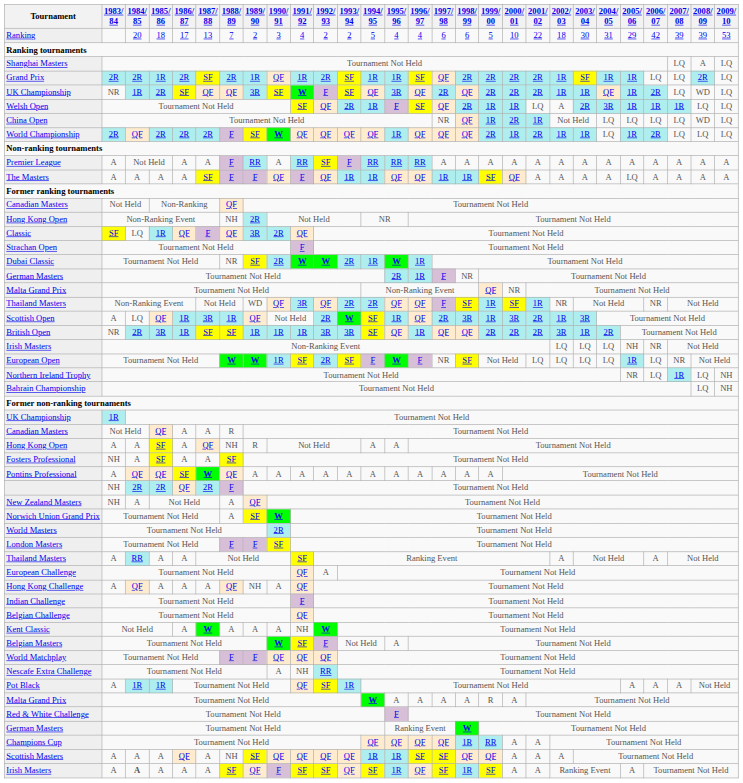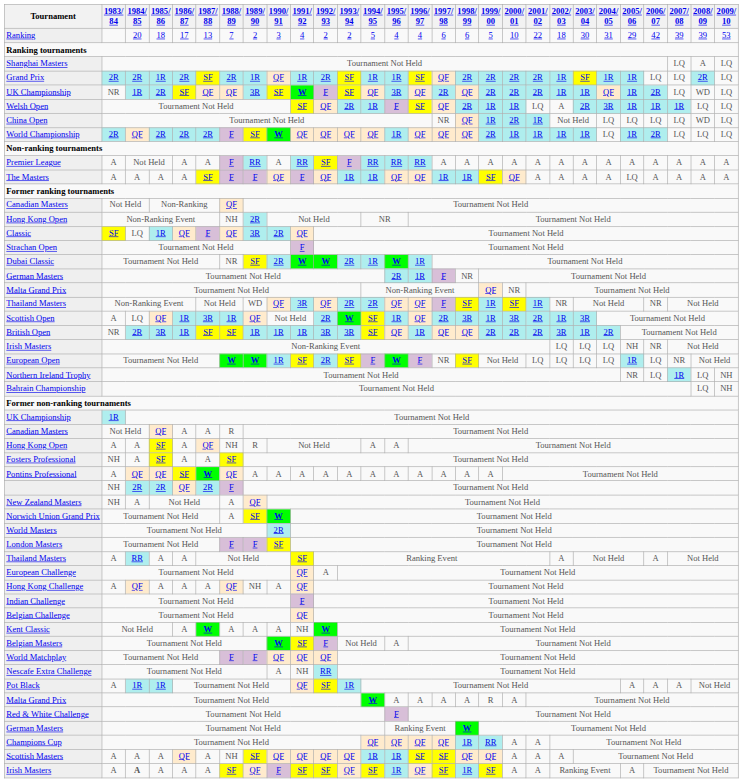(538, 134) 2R -> (538, 134) 1R
